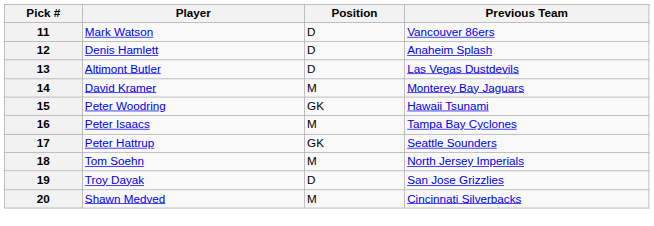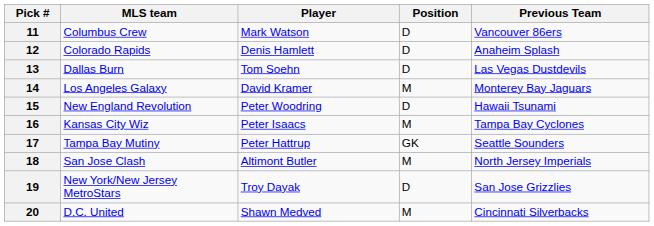+ column: (149, 13)
(123, 69) Altimont Butler -> (270, 69) Tom Soehn
(316, 106) GK -> (406, 106) D
(114, 161) Tom Soehn -> (279, 161) Altimont Butler
